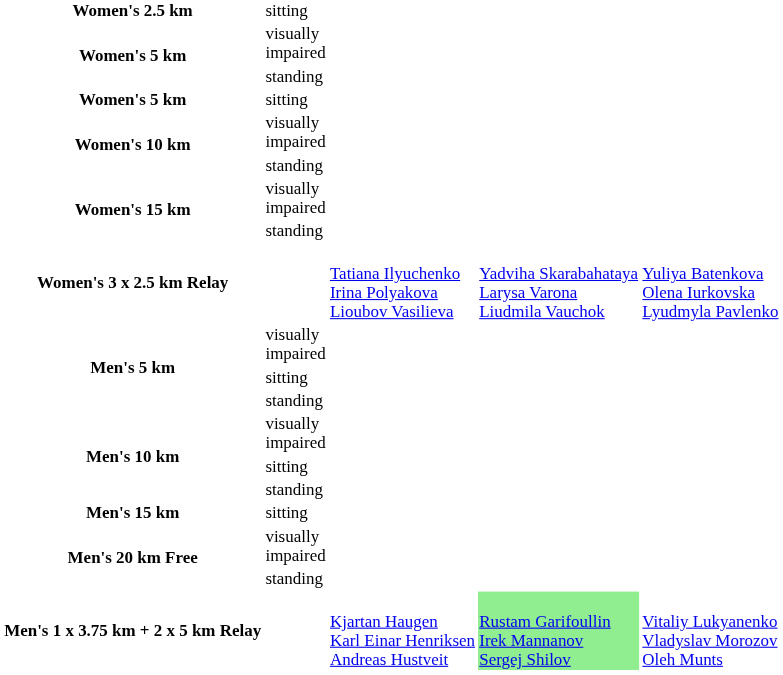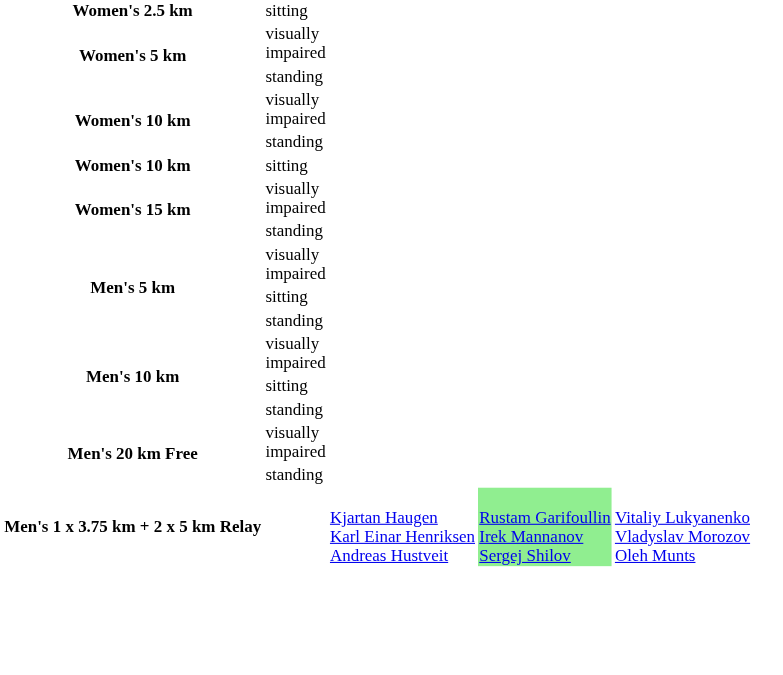- row: (133, 99)
+ row: (133, 165)
- row: (133, 283)
- row: (133, 513)
